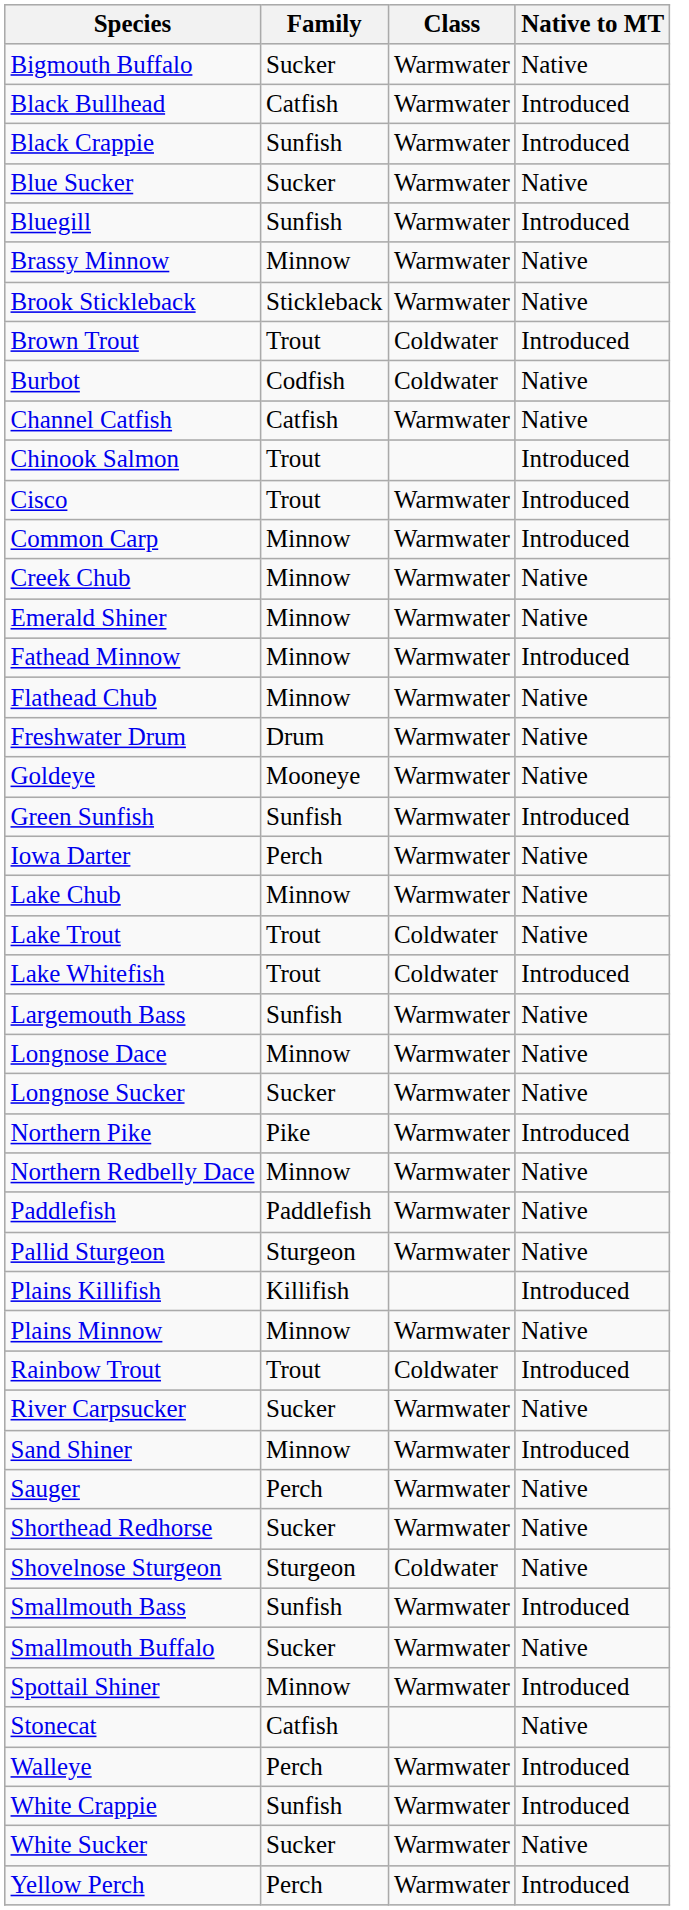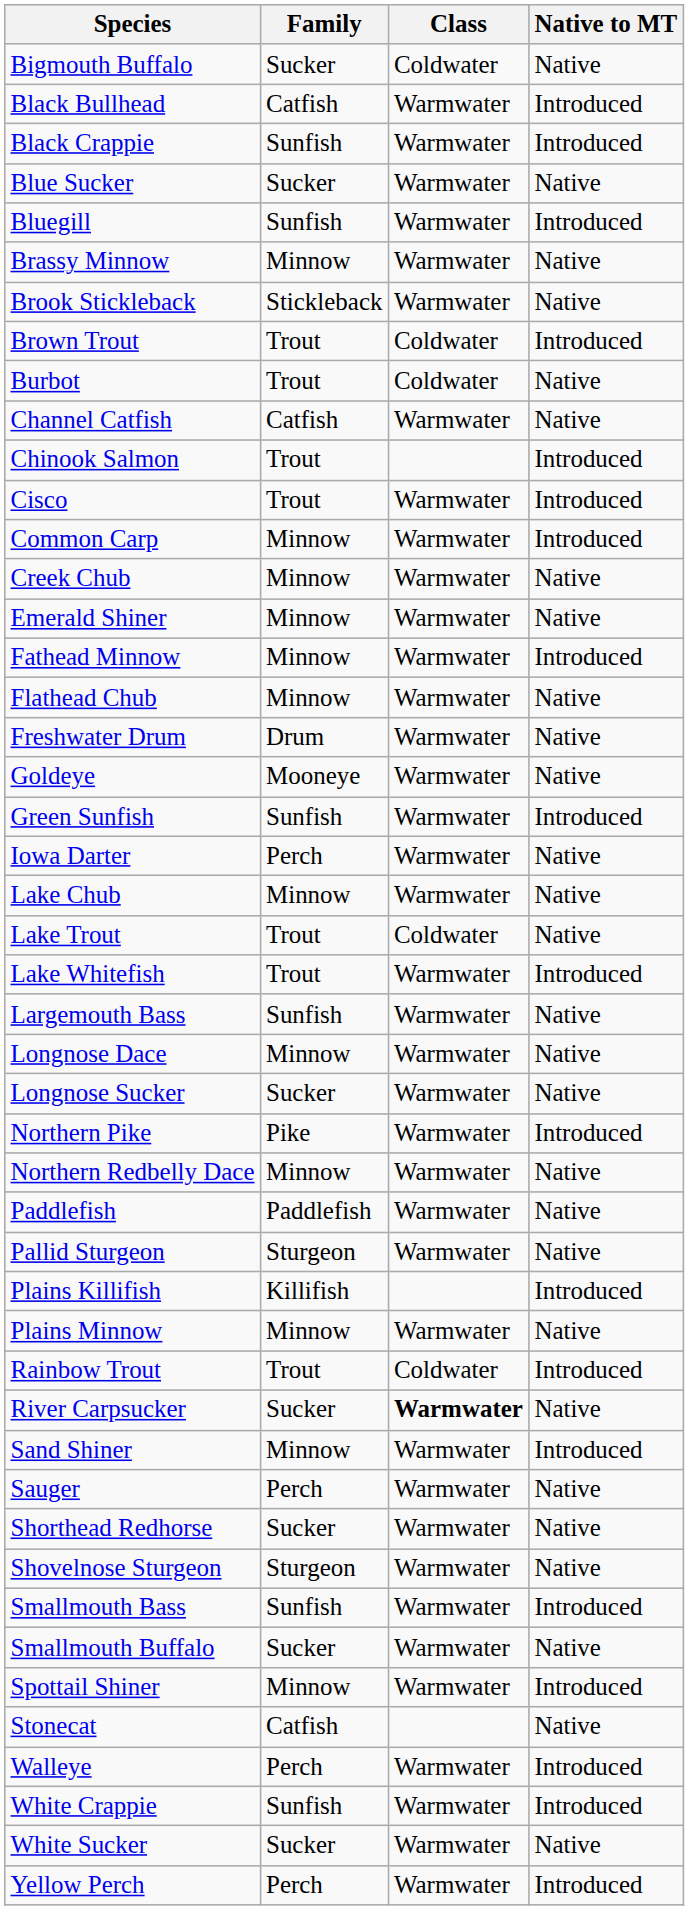(452, 63) Warmwater -> (446, 63) Coldwater
(306, 380) Codfish -> (293, 380) Trout
(446, 974) Coldwater -> (452, 974) Warmwater
(452, 1409) normal -> (458, 1409) bold
(446, 1568) Coldwater -> (452, 1568) Warmwater
